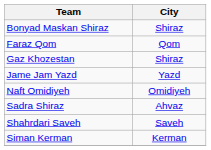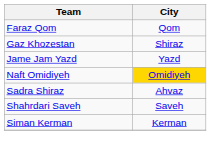- row: (58, 28)
(169, 91) no background -> (169, 75) gold background
